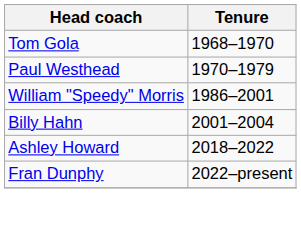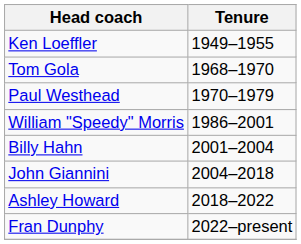+ row: (53, 43)
+ row: (59, 174)
